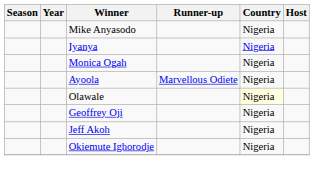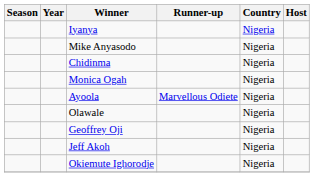rows swapped: (83, 46) <-> (102, 29)
+ row: (90, 63)
(259, 96) lightyellow background -> (259, 113) no background
